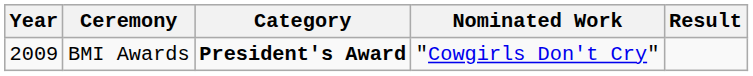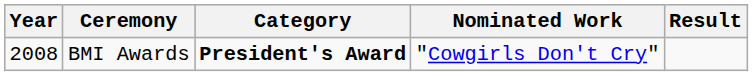(34, 54) 2009 -> (34, 54) 2008
